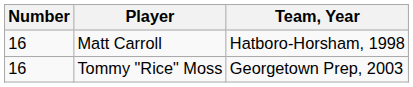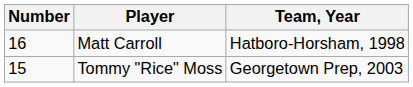(17, 69) 16 -> (17, 69) 15
